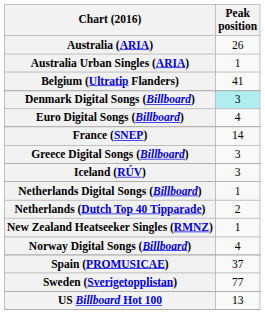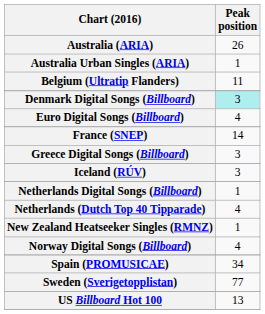(238, 81) 41 -> (238, 81) 11
(238, 209) 2 -> (238, 209) 4
(238, 264) 37 -> (238, 264) 34
